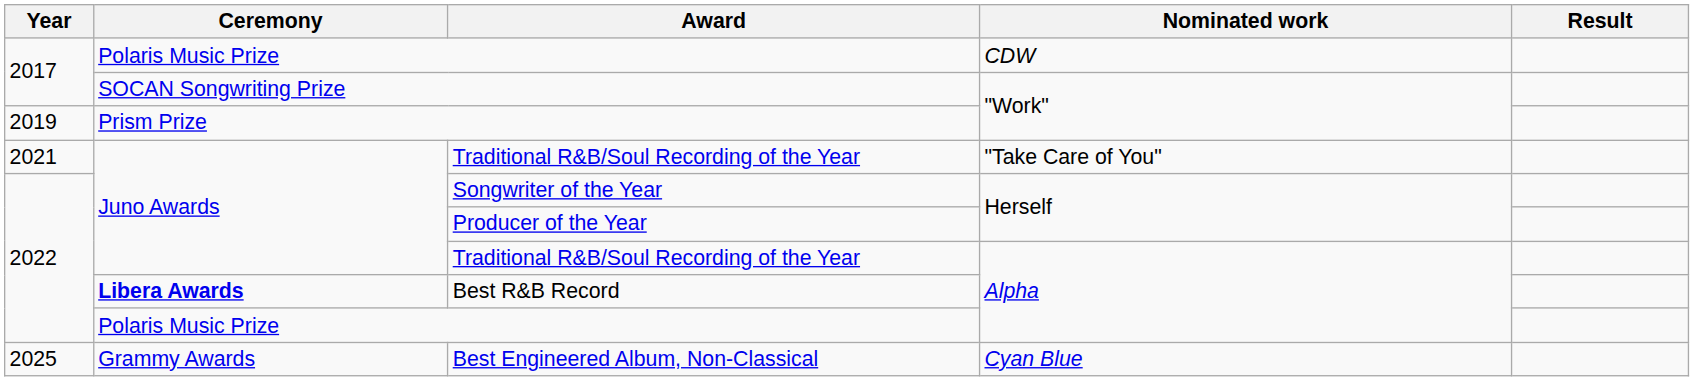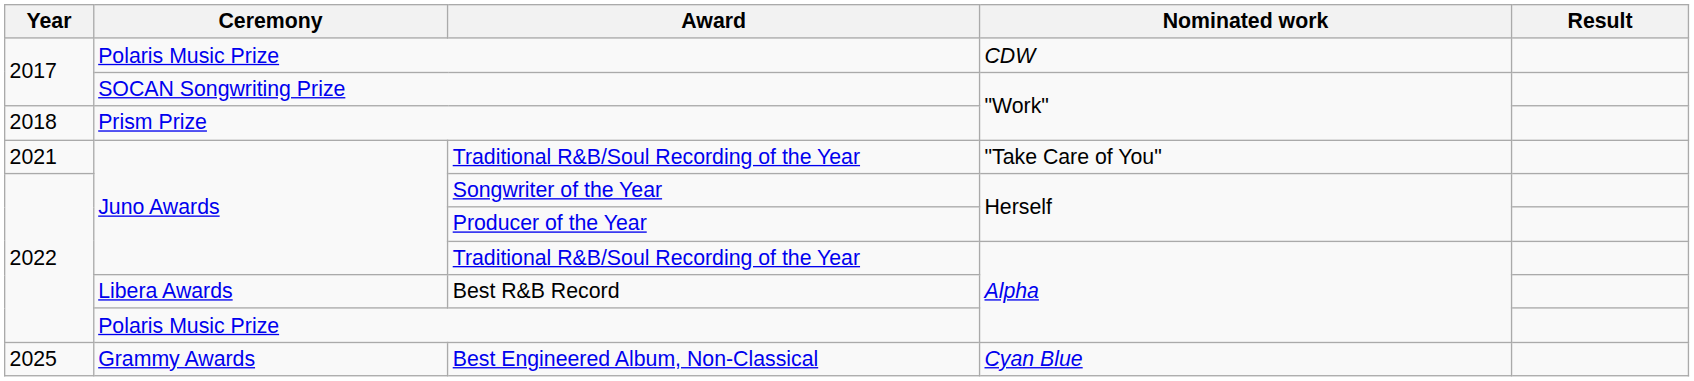(33, 122) 2019 -> (33, 122) 2018
(171, 291) bold -> (165, 291) normal
